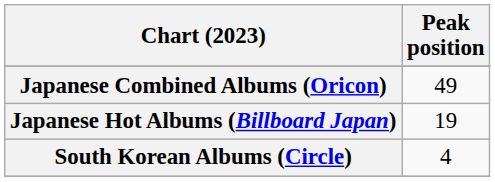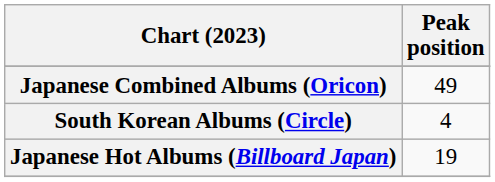rows swapped: (203, 120) <-> (203, 157)
